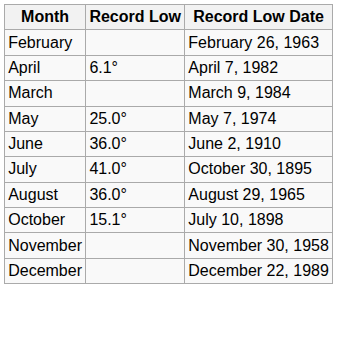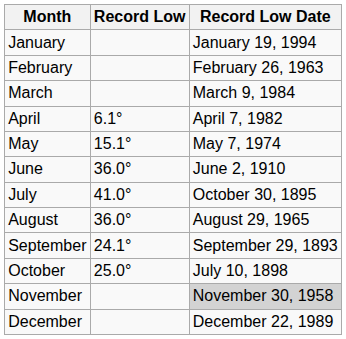+ row: (37, 42)
rows swapped: (30, 93) <-> (24, 67)
(108, 118) 25.0° -> (113, 144) 15.1°
+ row: (47, 245)
(108, 220) 15.1° -> (113, 270) 25.0°
(259, 245) no background -> (263, 296) lightgrey background
